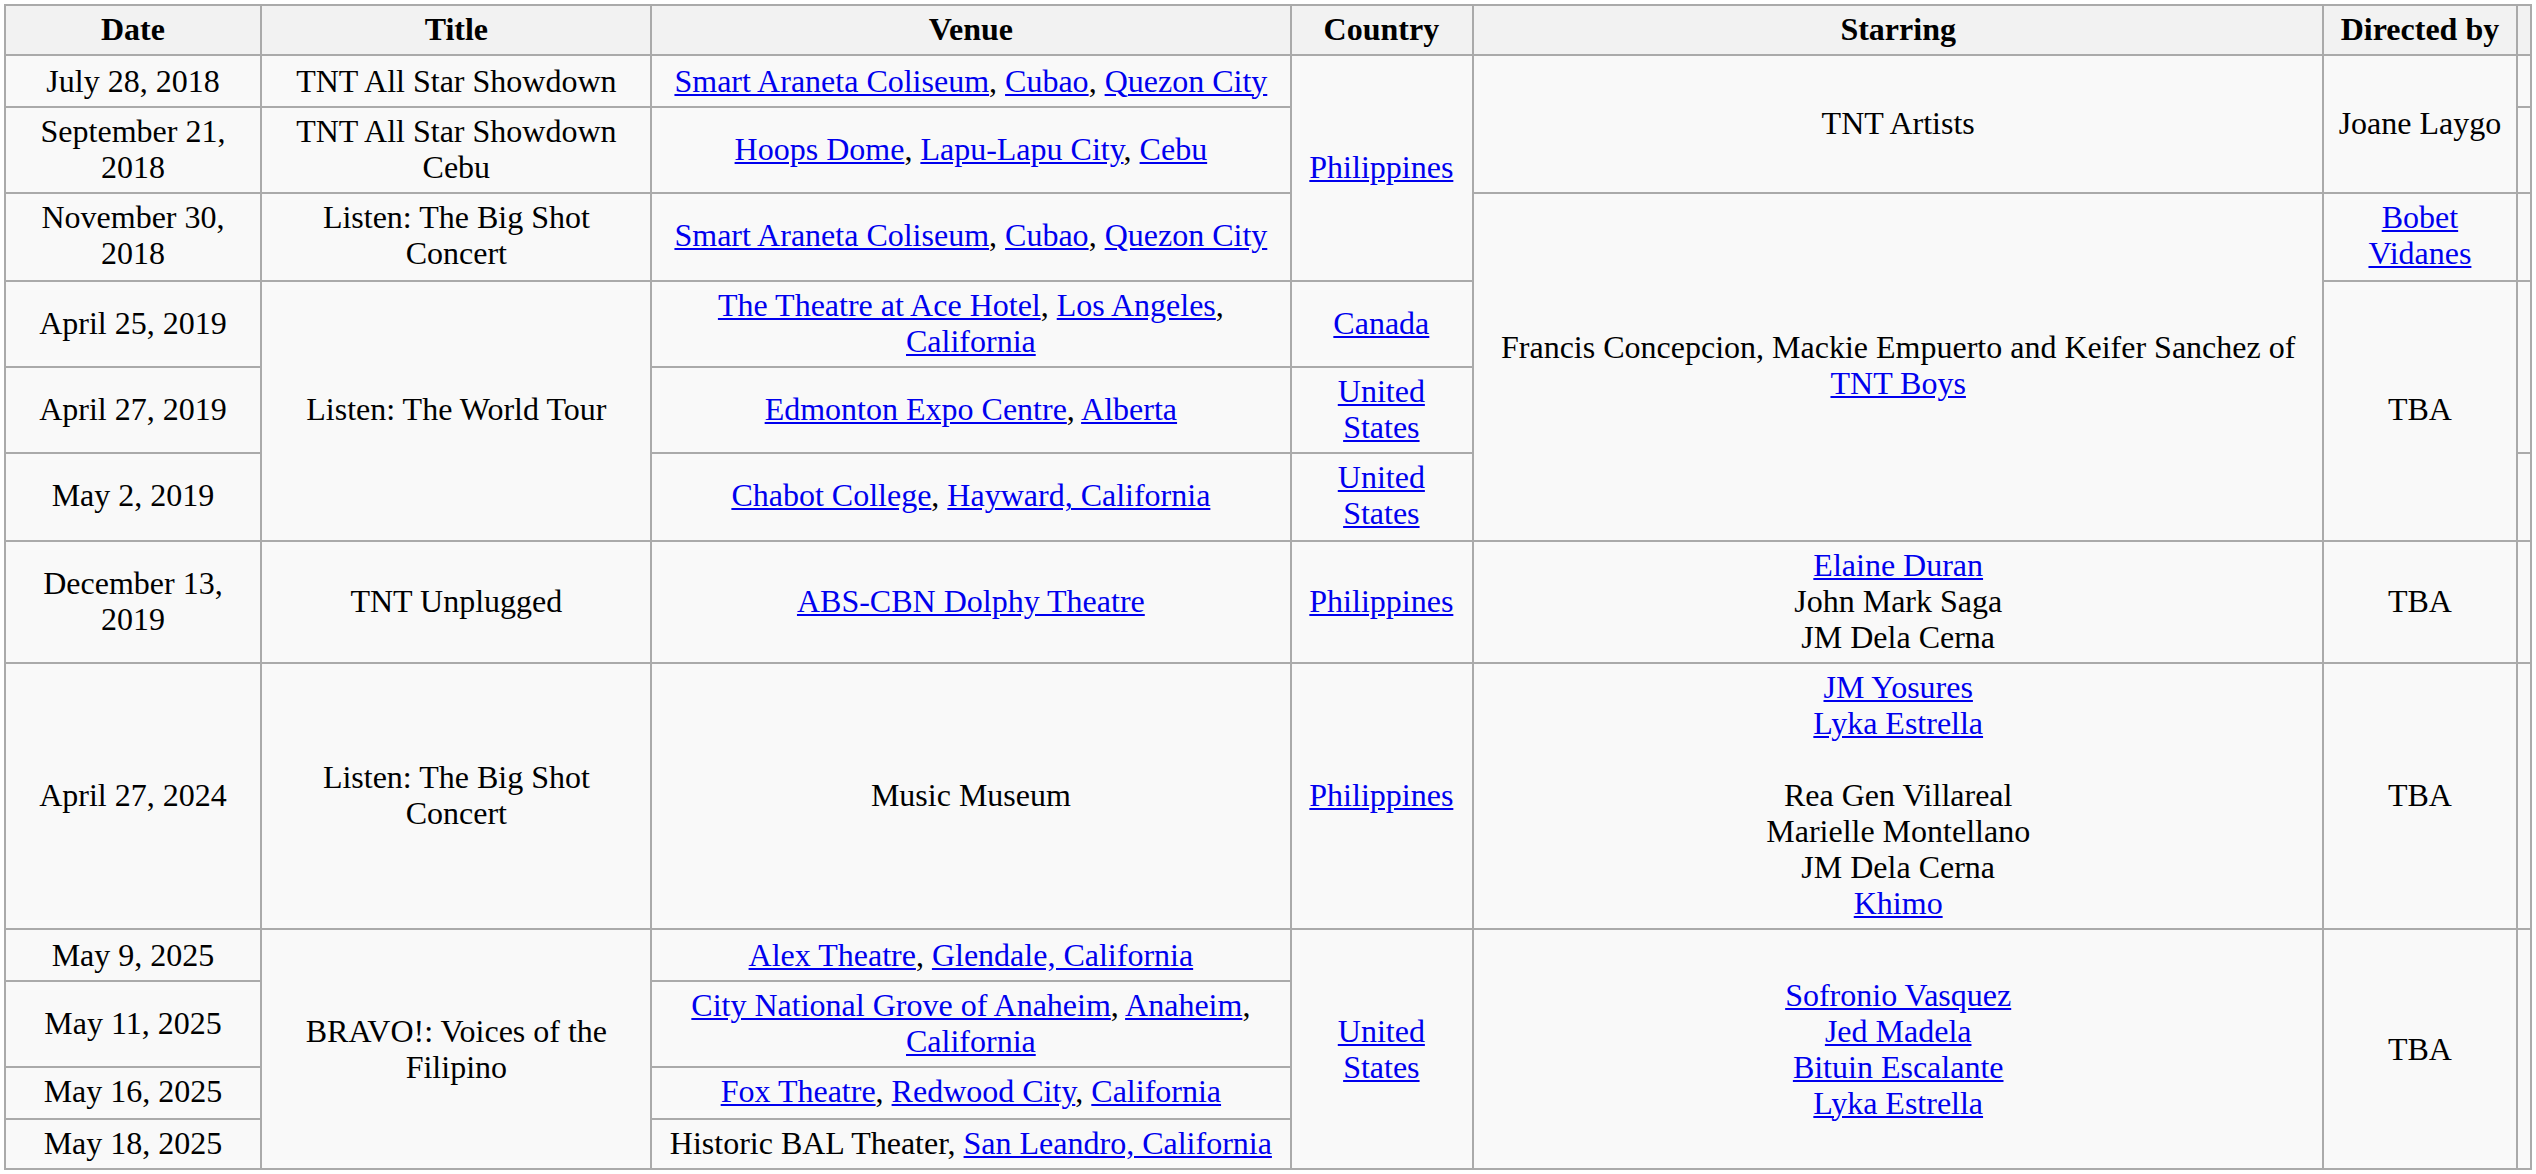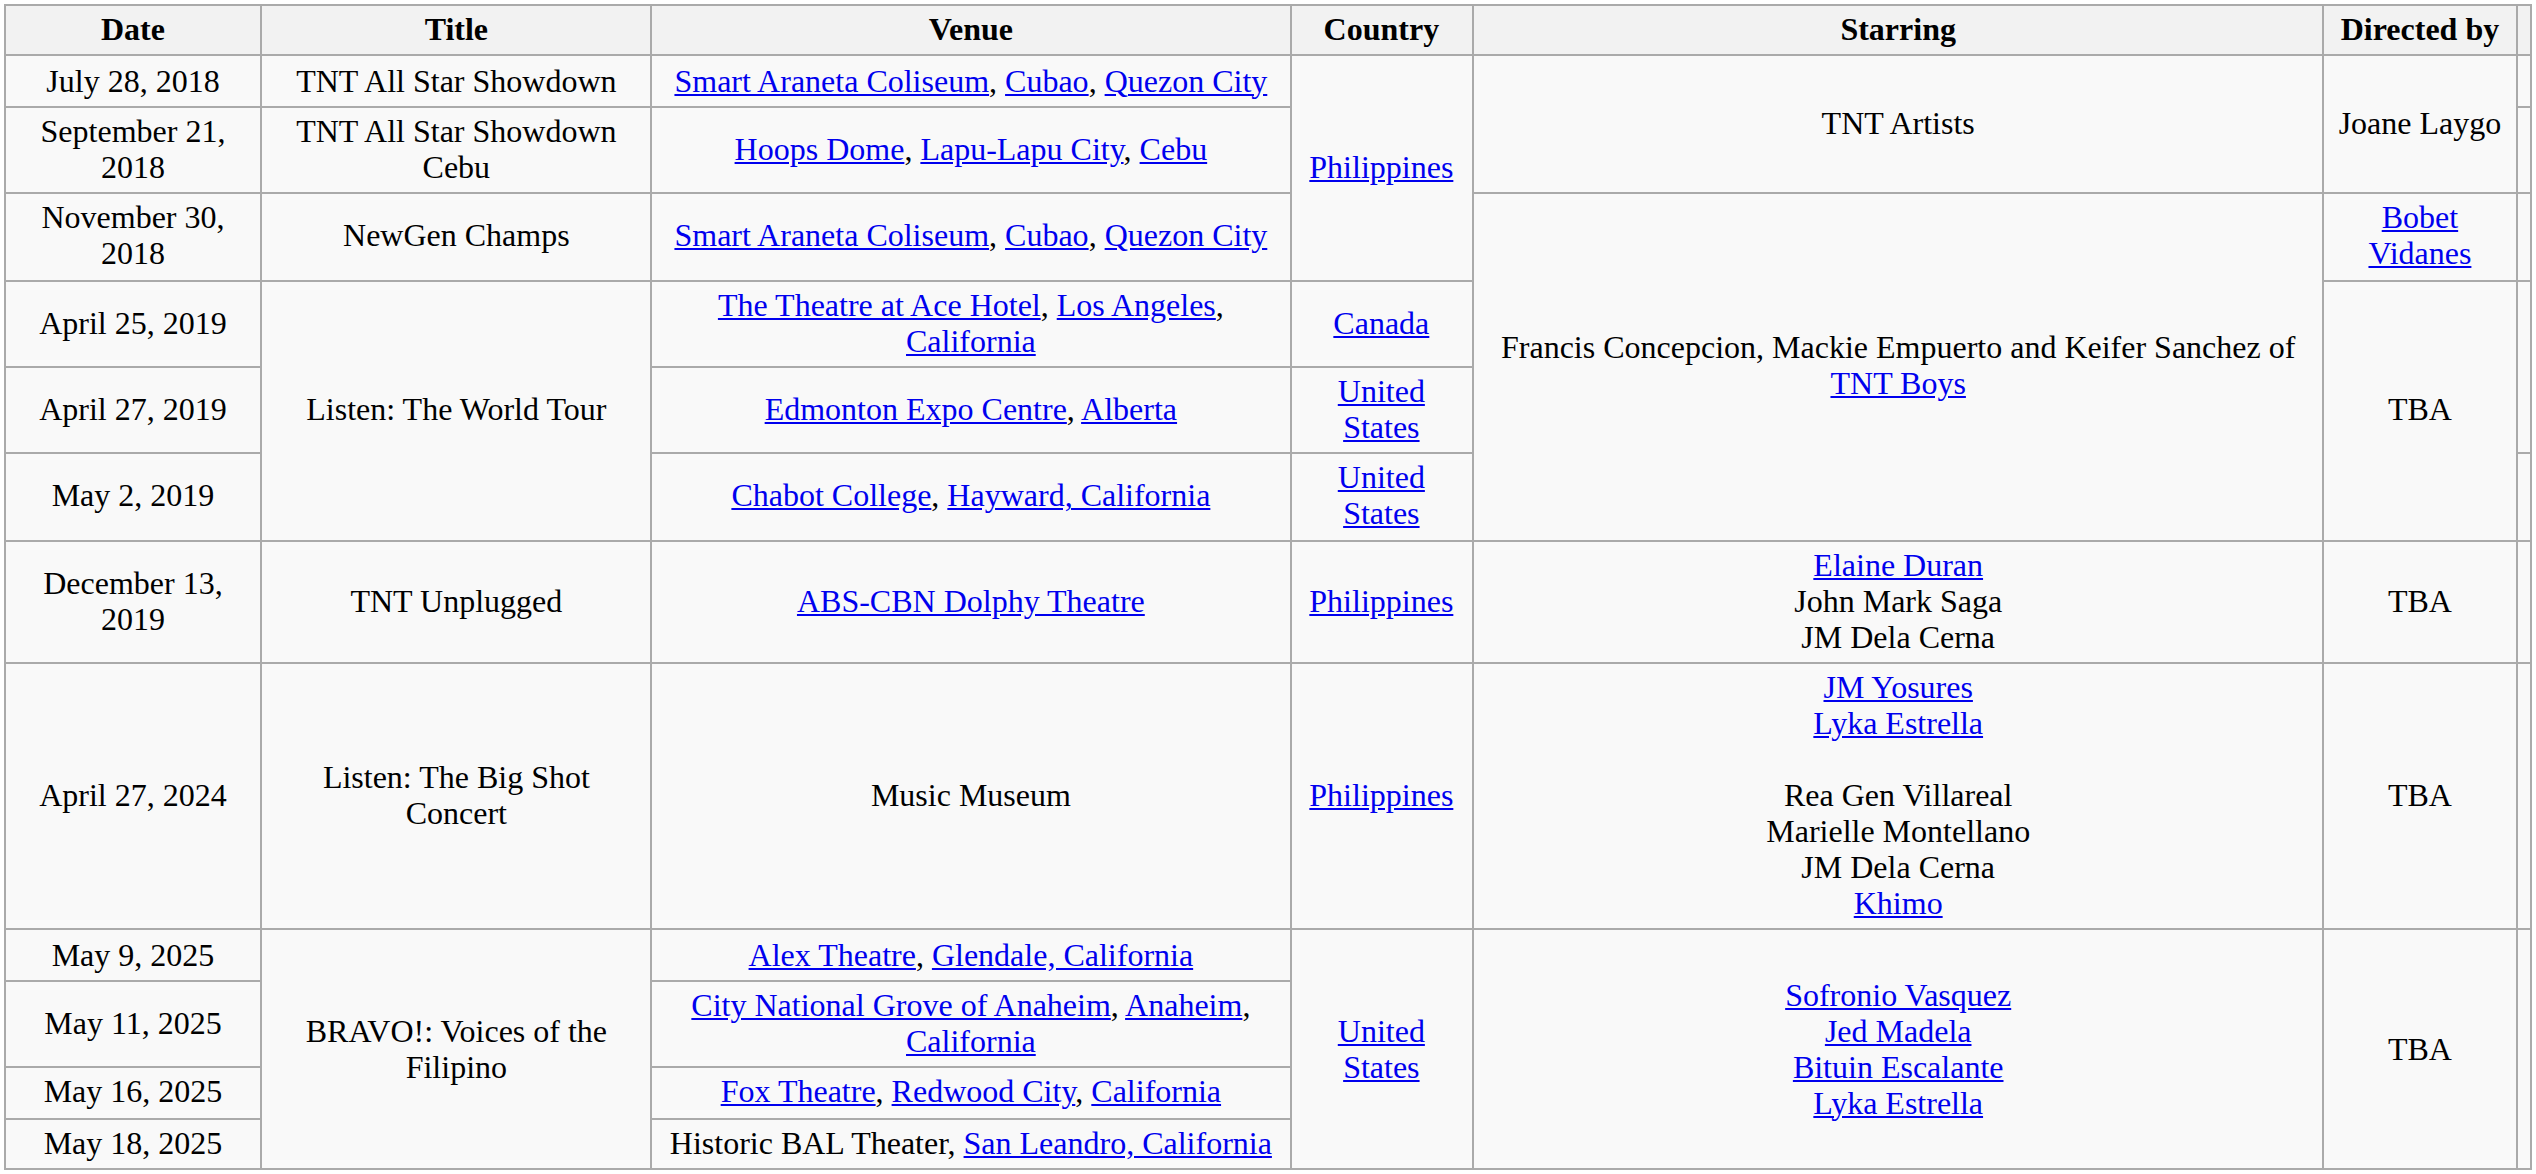(456, 236) Listen: The Big Shot Concert -> (456, 236) NewGen Champs
